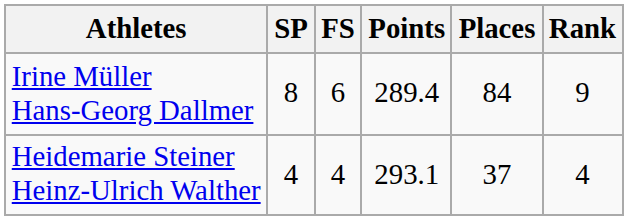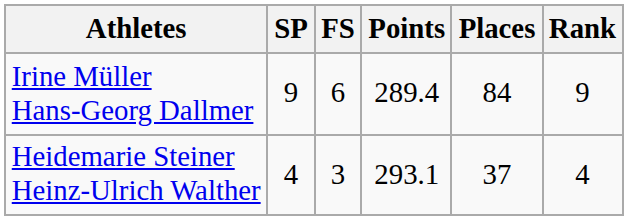(291, 93) 8 -> (291, 93) 9
(338, 174) 4 -> (338, 174) 3
